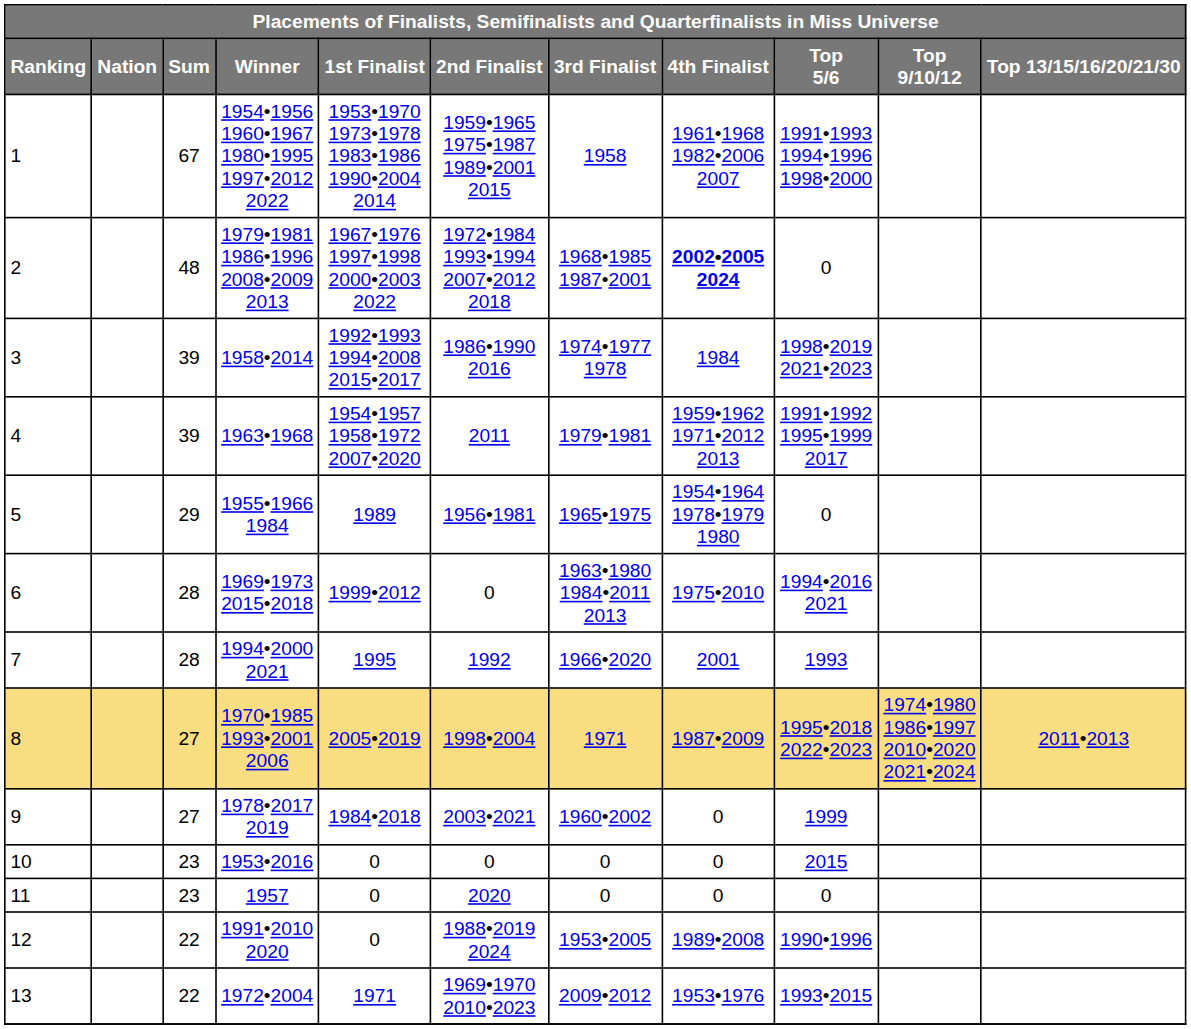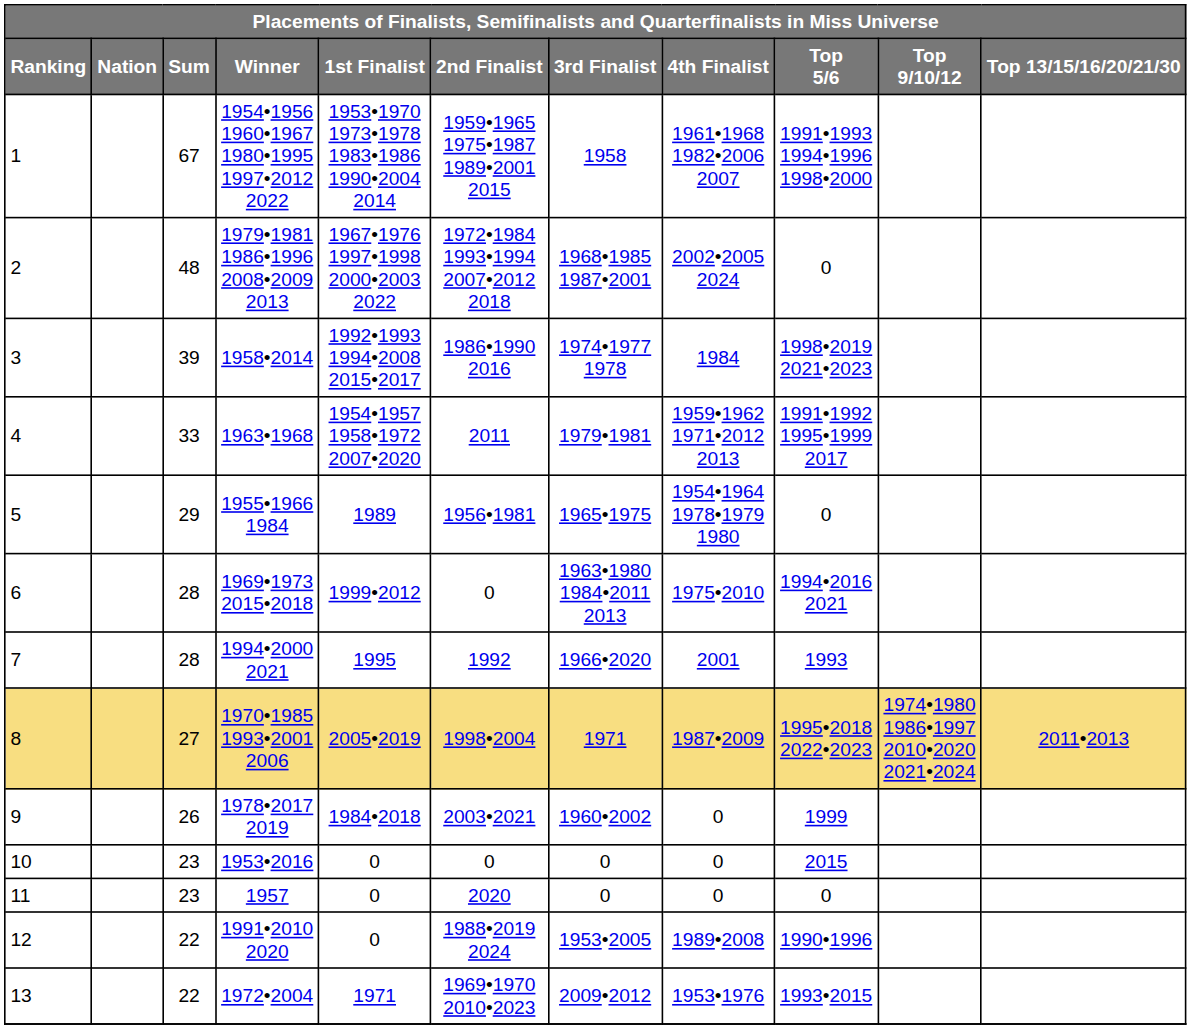(718, 268) bold -> (718, 268) normal
(189, 436) 39 -> (189, 436) 33
(189, 817) 27 -> (189, 817) 26
